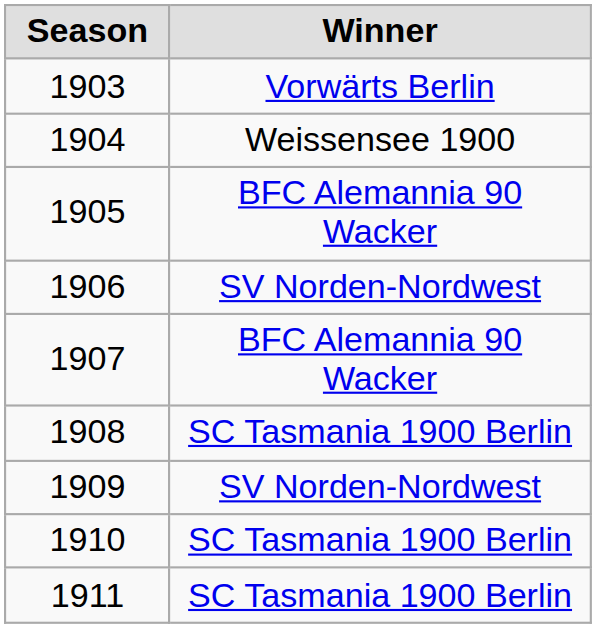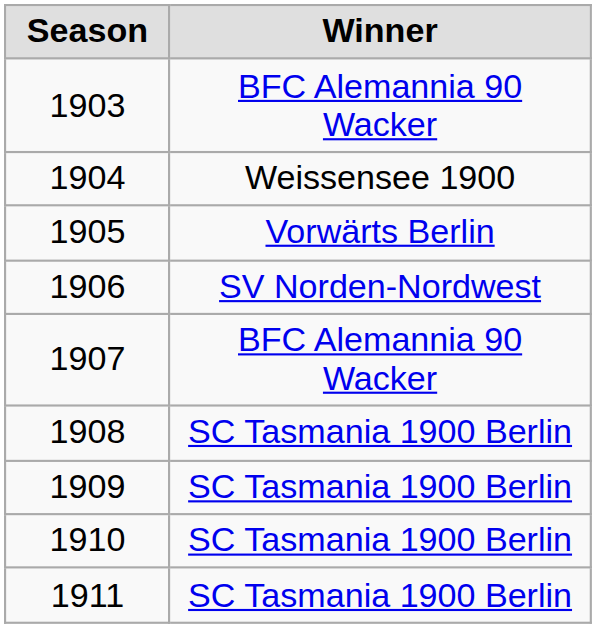(380, 85) Vorwärts Berlin -> (380, 104) BFC Alemannia 90 Wacker
(380, 212) BFC Alemannia 90 Wacker -> (380, 232) Vorwärts Berlin
(380, 486) SV Norden-Nordwest -> (380, 486) SC Tasmania 1900 Berlin
